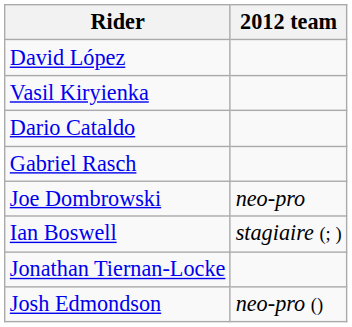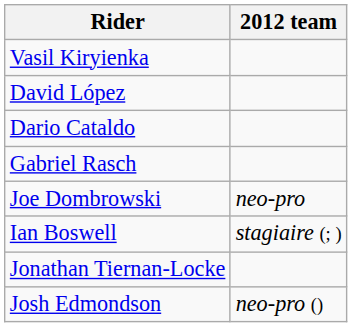rows swapped: (79, 92) <-> (68, 57)
